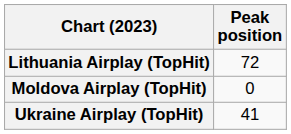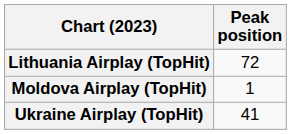(250, 89) 0 -> (250, 89) 1
